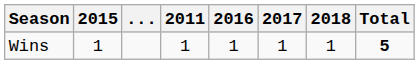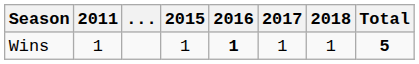columns swapped: (185, 18) <-> (98, 18)
(234, 46) normal -> (234, 46) bold
